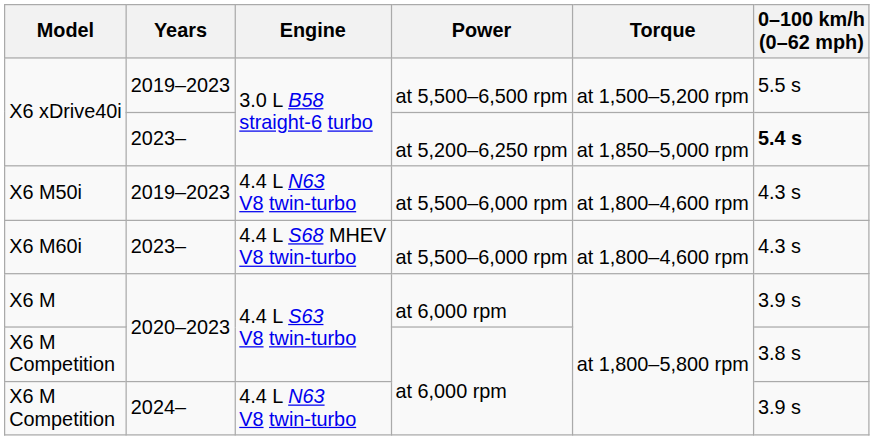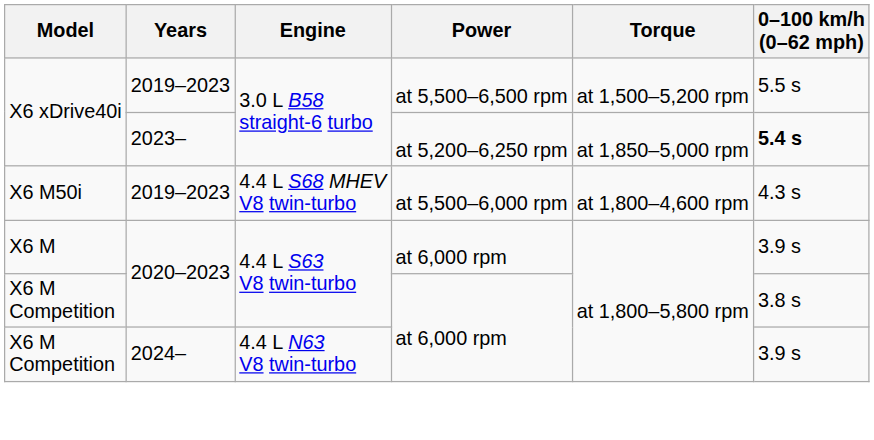(298, 192) 4.4 L N63 V8 twin-turbo -> (313, 192) 4.4 L S68 MHEV V8 twin-turbo
- row: (46, 246)
